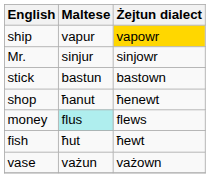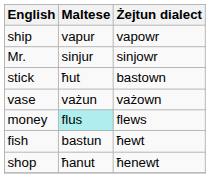(138, 36) gold background -> (138, 36) no background
(81, 78) bastun -> (71, 78) ħut
rows swapped: (22, 162) <-> (22, 99)
(71, 141) ħut -> (81, 141) bastun
